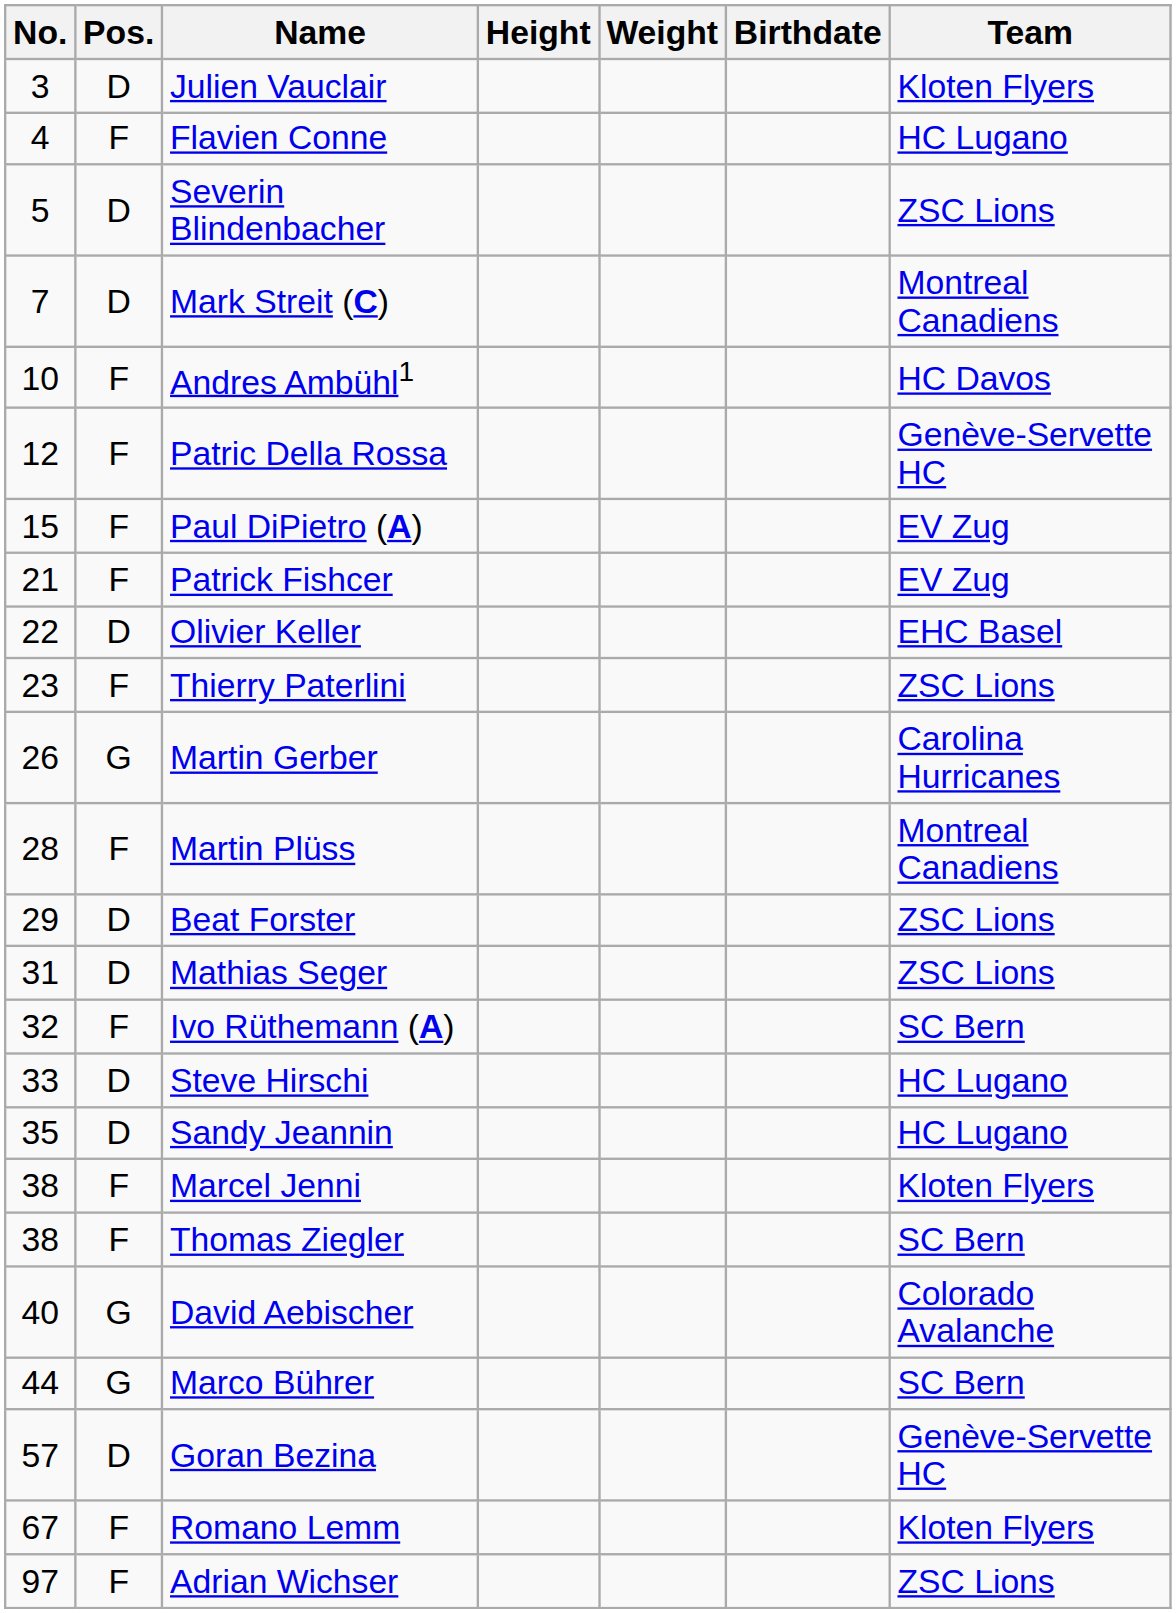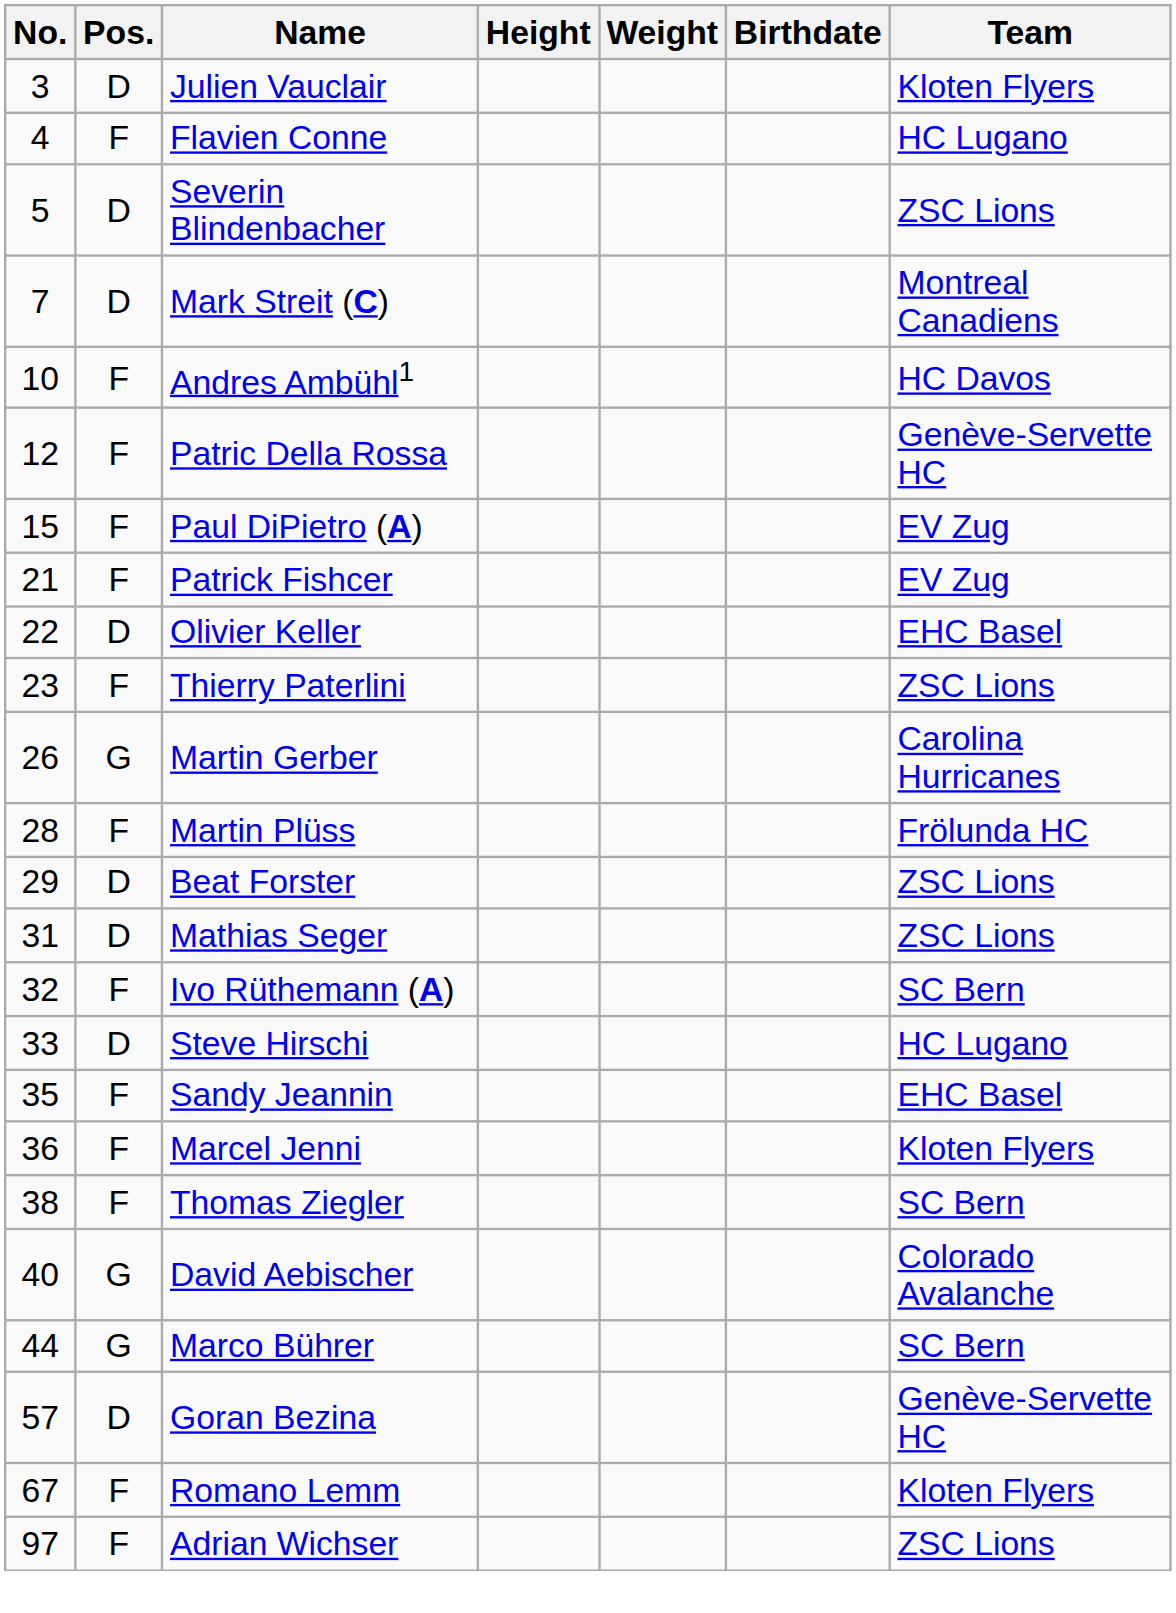(978, 848) Montreal Canadiens -> (993, 830) Frölunda HC
(119, 1133) D -> (119, 1096) F
(983, 1133) HC Lugano -> (980, 1096) EHC Basel
(40, 1186) 38 -> (40, 1149) 36
